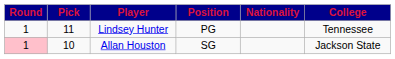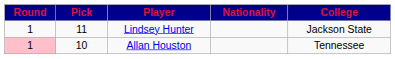- column: (208, 12)
(348, 29) Tennessee -> (339, 29) Jackson State
(348, 45) Jackson State -> (339, 45) Tennessee
